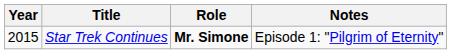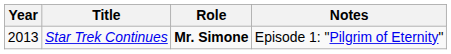(23, 37) 2015 -> (23, 37) 2013
